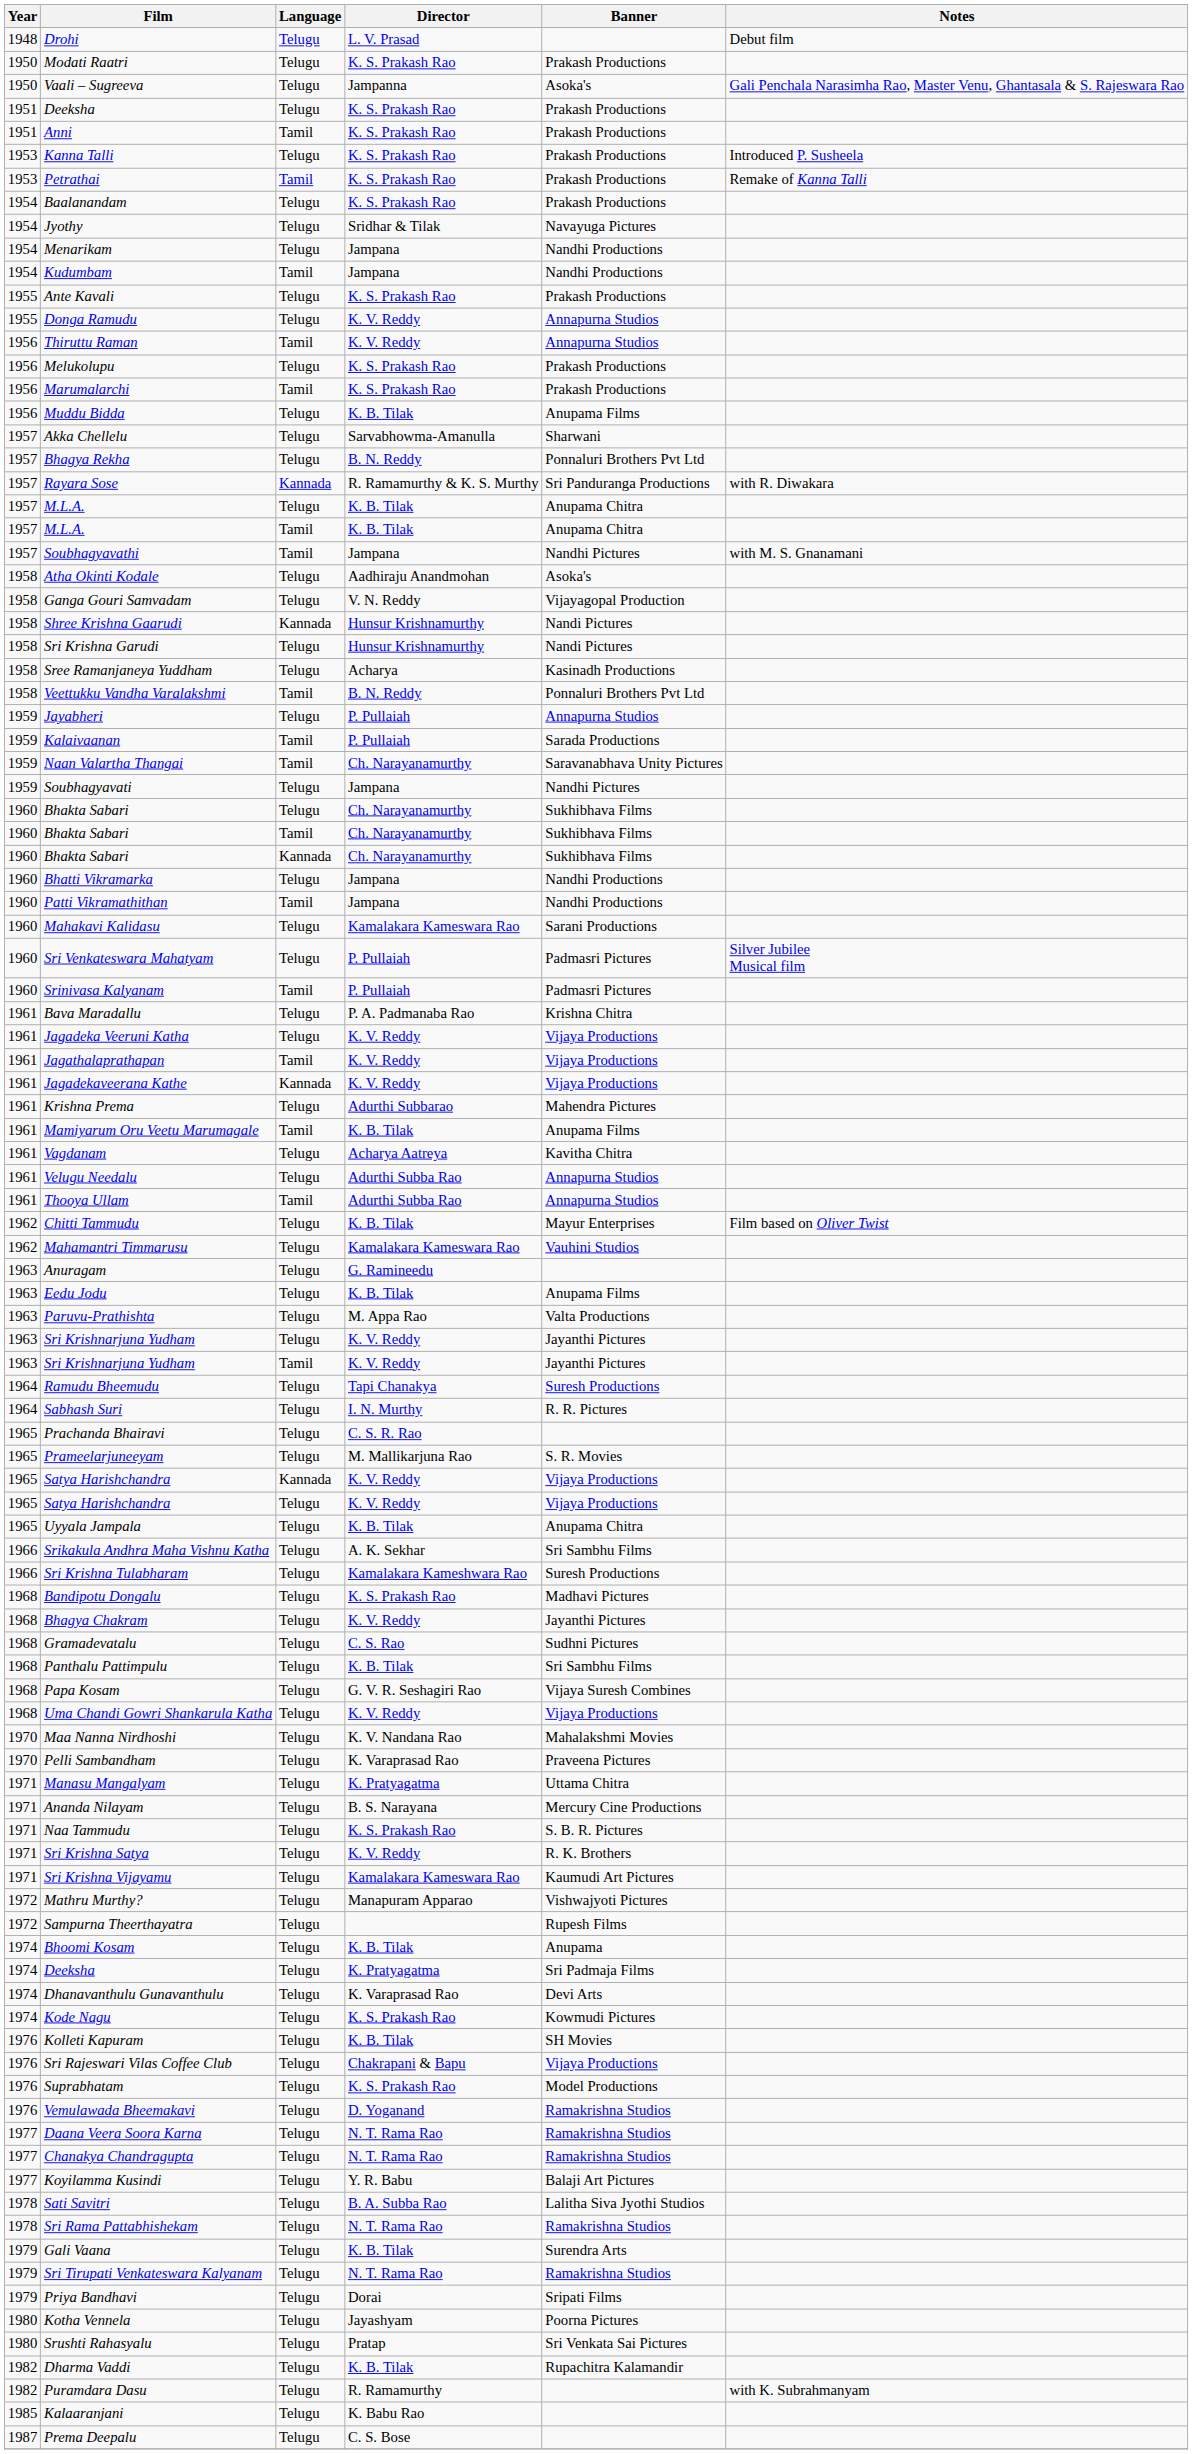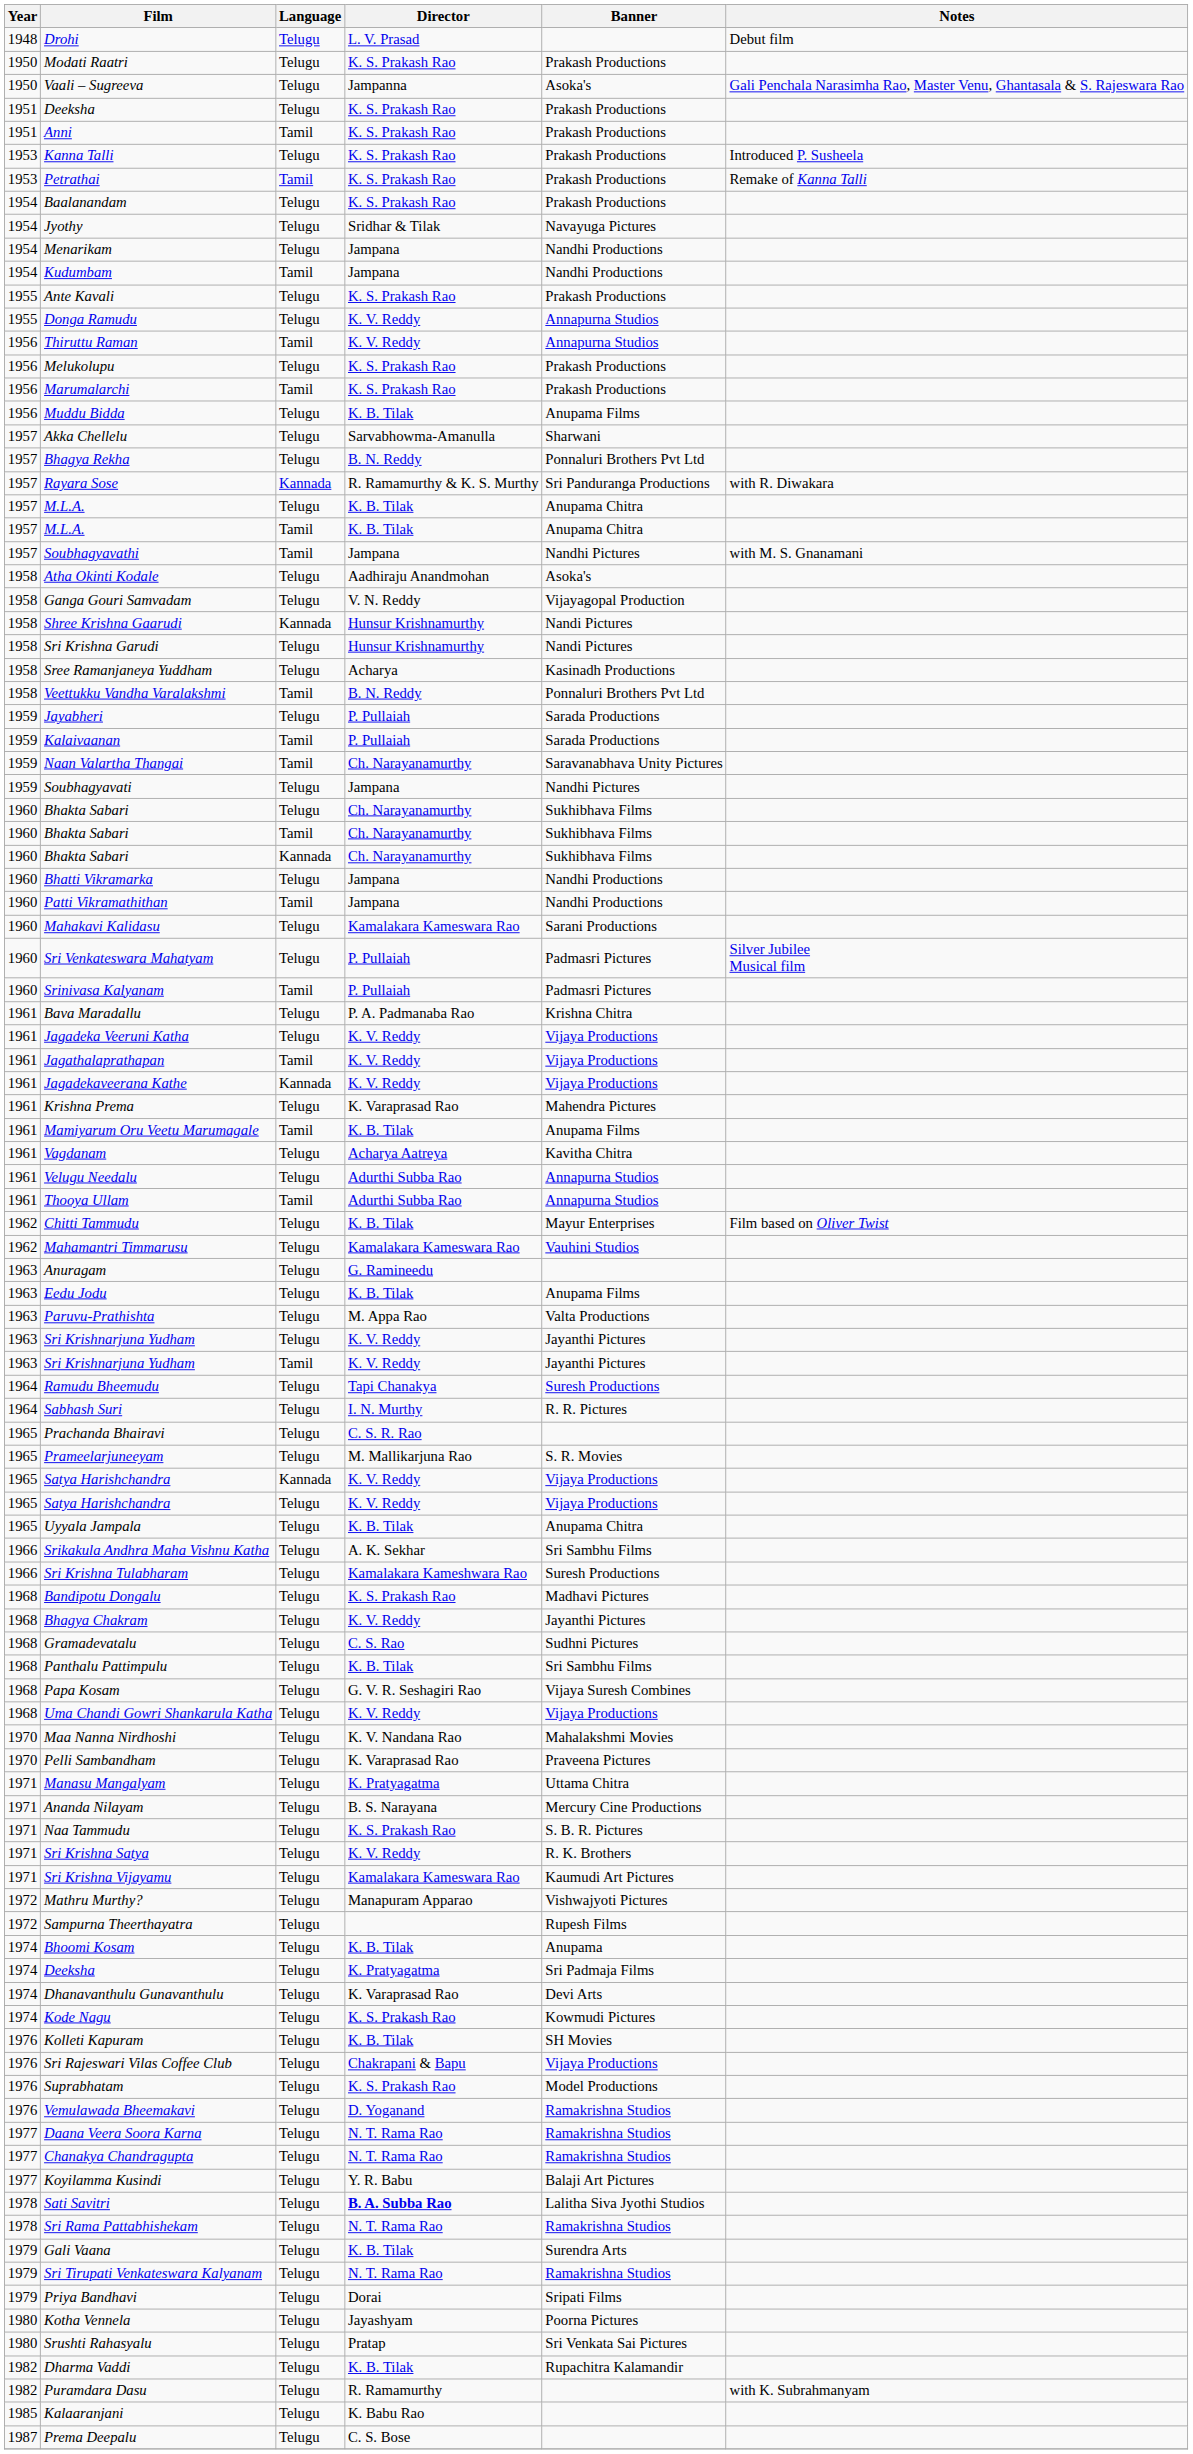(602, 716) Annapurna Studios -> (602, 716) Sarada Productions
(401, 1106) Adurthi Subbarao -> (403, 1106) K. Varaprasad Rao
(397, 2203) normal -> (400, 2203) bold
